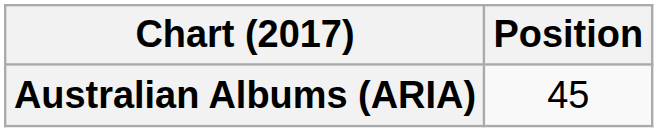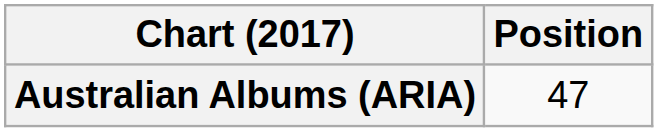(568, 94) 45 -> (568, 94) 47
